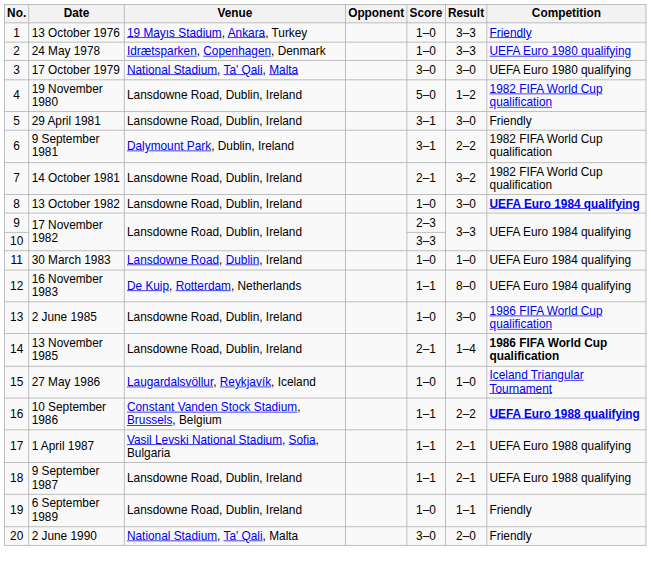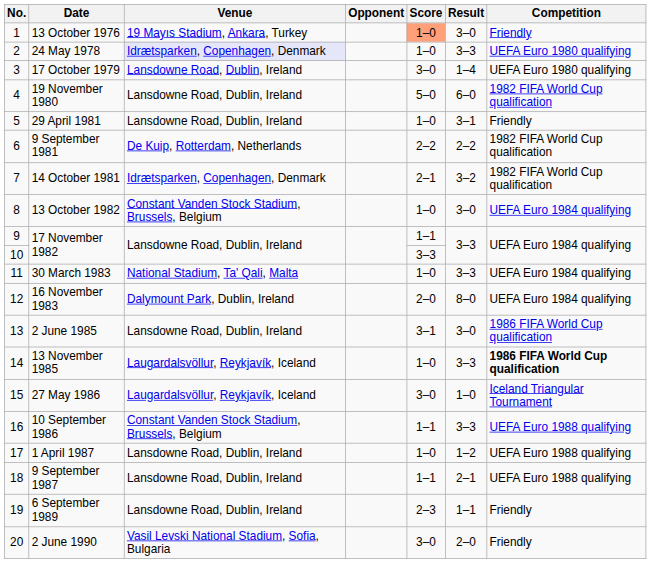(426, 32) no background -> (426, 32) lightsalmon background
(466, 32) 3–3 -> (466, 32) 3–0
(226, 51) no background -> (226, 51) lavender background
(213, 70) National Stadium, Ta' Qali, Malta -> (215, 70) Lansdowne Road, Dublin, Ireland
(466, 70) 3–0 -> (466, 70) 1–4
(466, 95) 1–2 -> (466, 95) 6–0
(426, 121) 3–1 -> (426, 121) 1–0
(466, 121) 3–0 -> (466, 121) 3–1
(211, 146) Dalymount Park, Dublin, Ireland -> (214, 146) De Kuip, Rotterdam, Netherlands
(426, 146) 3–1 -> (426, 146) 2–2
(215, 178) Lansdowne Road, Dublin, Ireland -> (226, 178) Idrætsparken, Copenhagen, Denmark
(215, 204) Lansdowne Road, Dublin, Ireland -> (214, 210) Constant Vanden Stock Stadium, Brussels, Belgium
(565, 204) bold -> (560, 210) normal
(426, 222) 2–3 -> (426, 236) 1–1
(215, 260) Lansdowne Road, Dublin, Ireland -> (213, 273) National Stadium, Ta' Qali, Malta
(466, 260) 1–0 -> (466, 273) 3–3
(214, 285) De Kuip, Rotterdam, Netherlands -> (211, 299) Dalymount Park, Dublin, Ireland
(426, 285) 1–1 -> (426, 299) 2–0
(426, 317) 1–0 -> (426, 331) 3–1
(215, 350) Lansdowne Road, Dublin, Ireland -> (221, 363) Laugardalsvöllur, Reykjavík, Iceland
(426, 350) 2–1 -> (426, 363) 1–0
(466, 350) 1–4 -> (466, 363) 3–3
(426, 382) 1–0 -> (426, 395) 3–0
(466, 414) 2–2 -> (466, 427) 3–3
(565, 414) bold -> (560, 427) normal
(223, 446) Vasil Levski National Stadium, Sofia, Bulgaria -> (215, 452) Lansdowne Road, Dublin, Ireland
(426, 446) 1–1 -> (426, 452) 1–0
(466, 446) 2–1 -> (466, 452) 1–2
(426, 510) 1–0 -> (426, 510) 2–3
(213, 535) National Stadium, Ta' Qali, Malta -> (223, 542) Vasil Levski National Stadium, Sofia, Bulgaria
